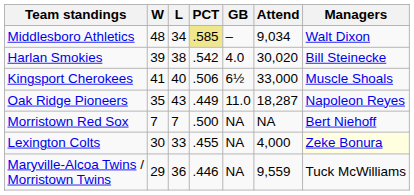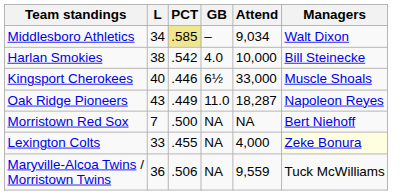- column: (158, 15)
(277, 57) 30,020 -> (256, 57) 10,000
(206, 79) .506 -> (184, 79) .446
(206, 171) .446 -> (184, 171) .506
